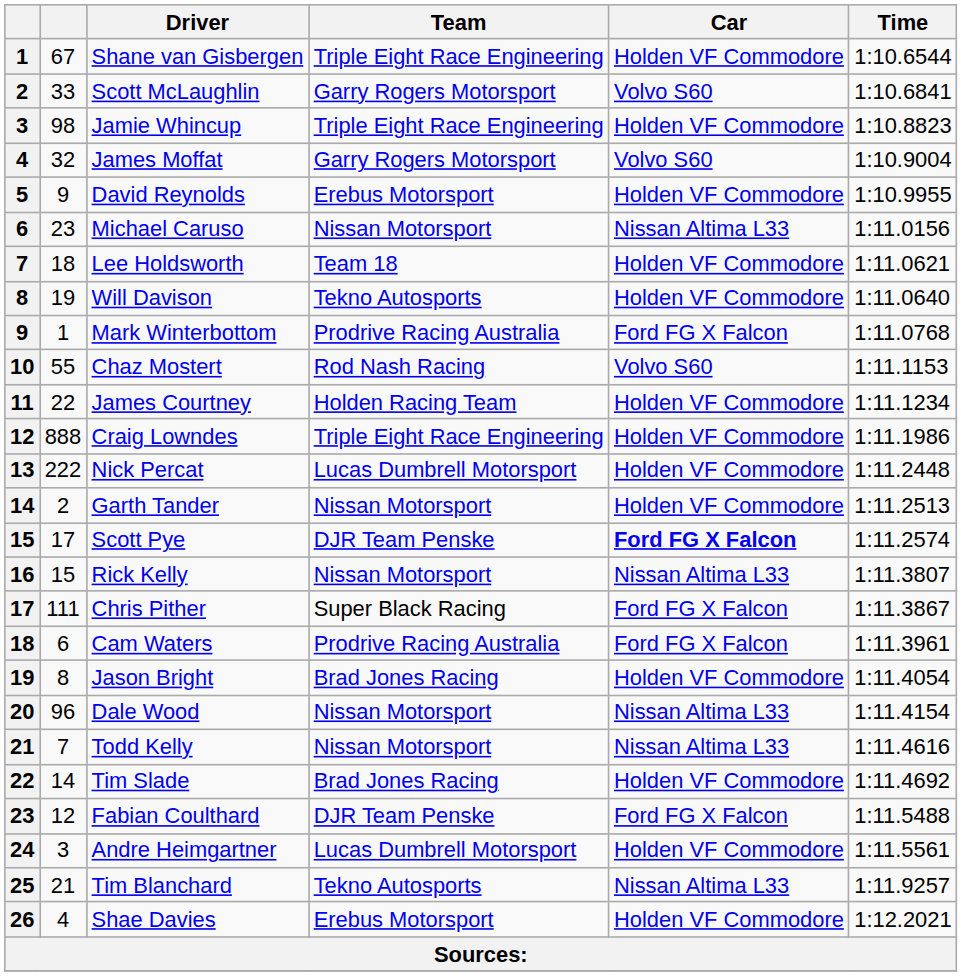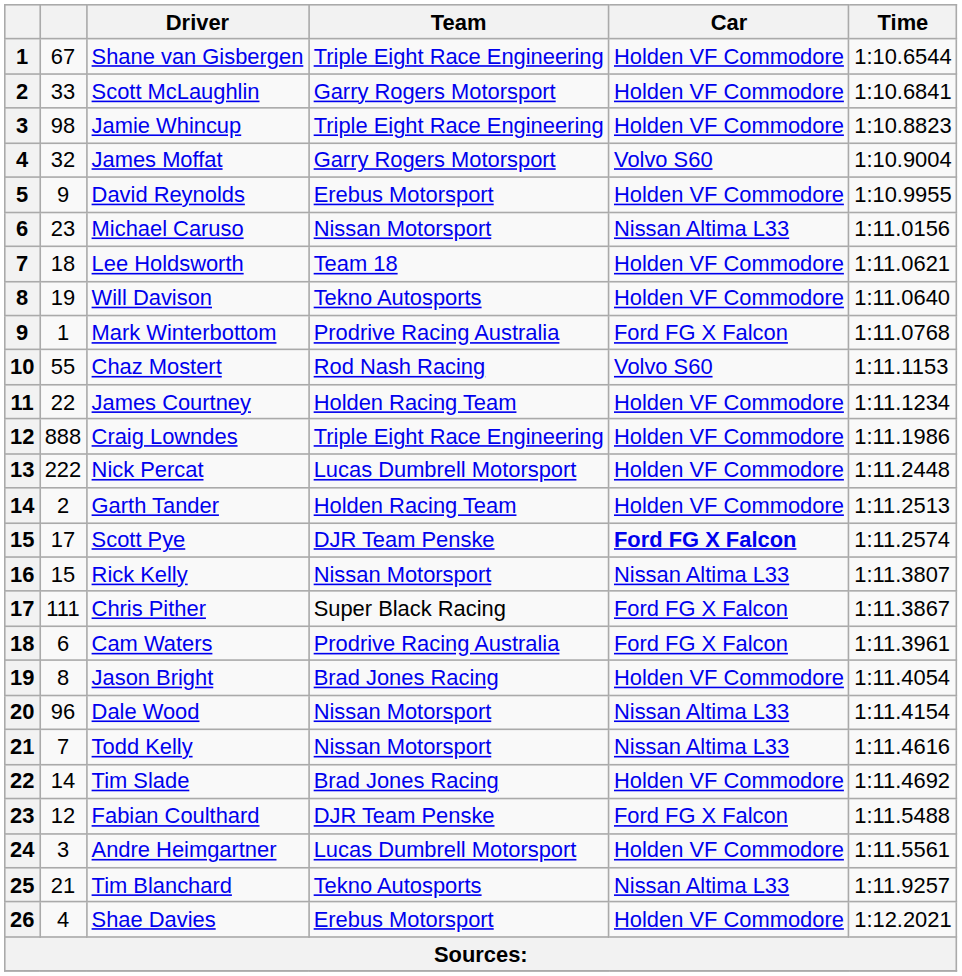(663, 91) Volvo S60 -> (729, 91) Holden VF Commodore
(402, 505) Nissan Motorsport -> (415, 505) Holden Racing Team
